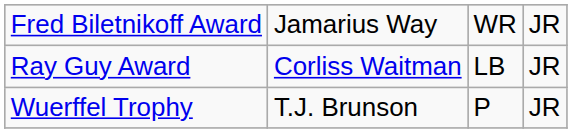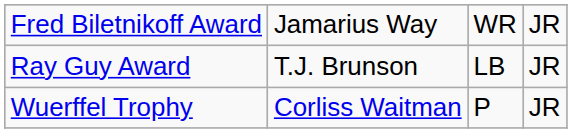(368, 66) Corliss Waitman -> (346, 66) T.J. Brunson
(346, 107) T.J. Brunson -> (368, 107) Corliss Waitman
